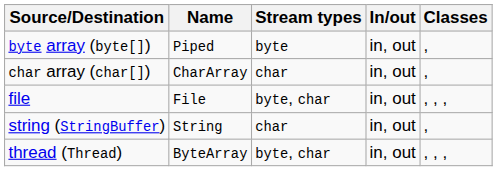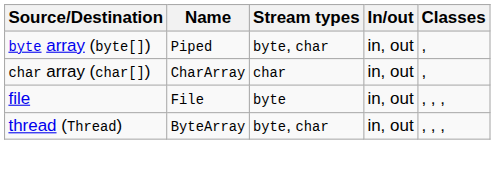(272, 46) byte -> (291, 45) byte, char
(293, 99) byte, char -> (270, 100) byte
- row: (87, 126)
